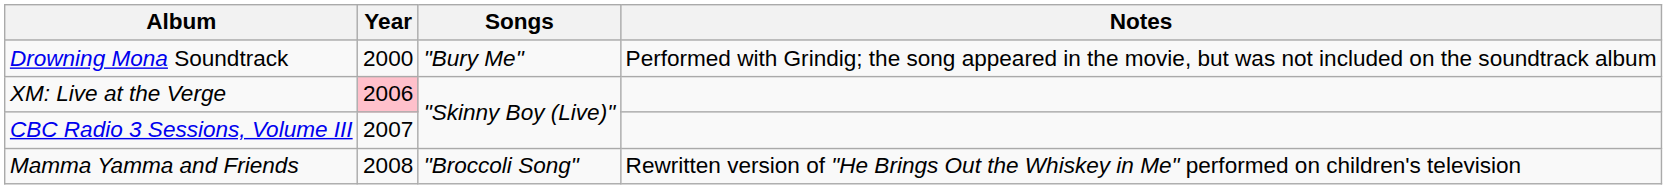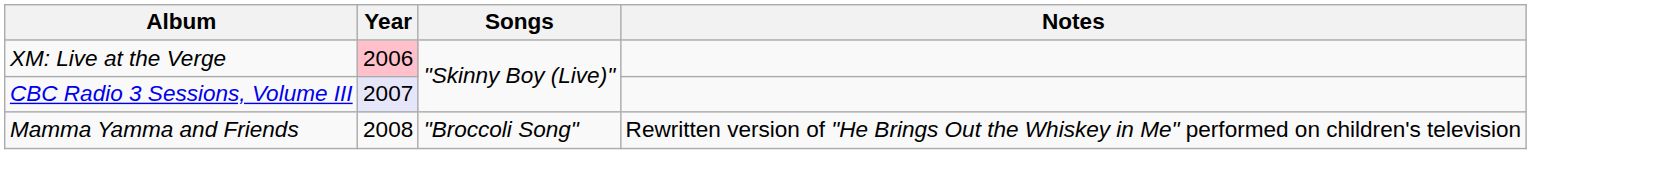- row: (149, 58)
(388, 129) no background -> (388, 93) lavender background
